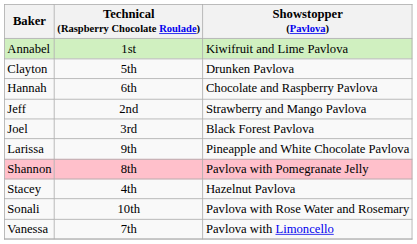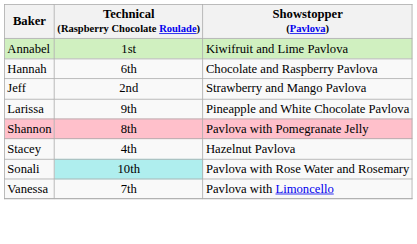- row: (27, 68)
- row: (17, 128)
(129, 209) no background -> (129, 169) paleturquoise background
